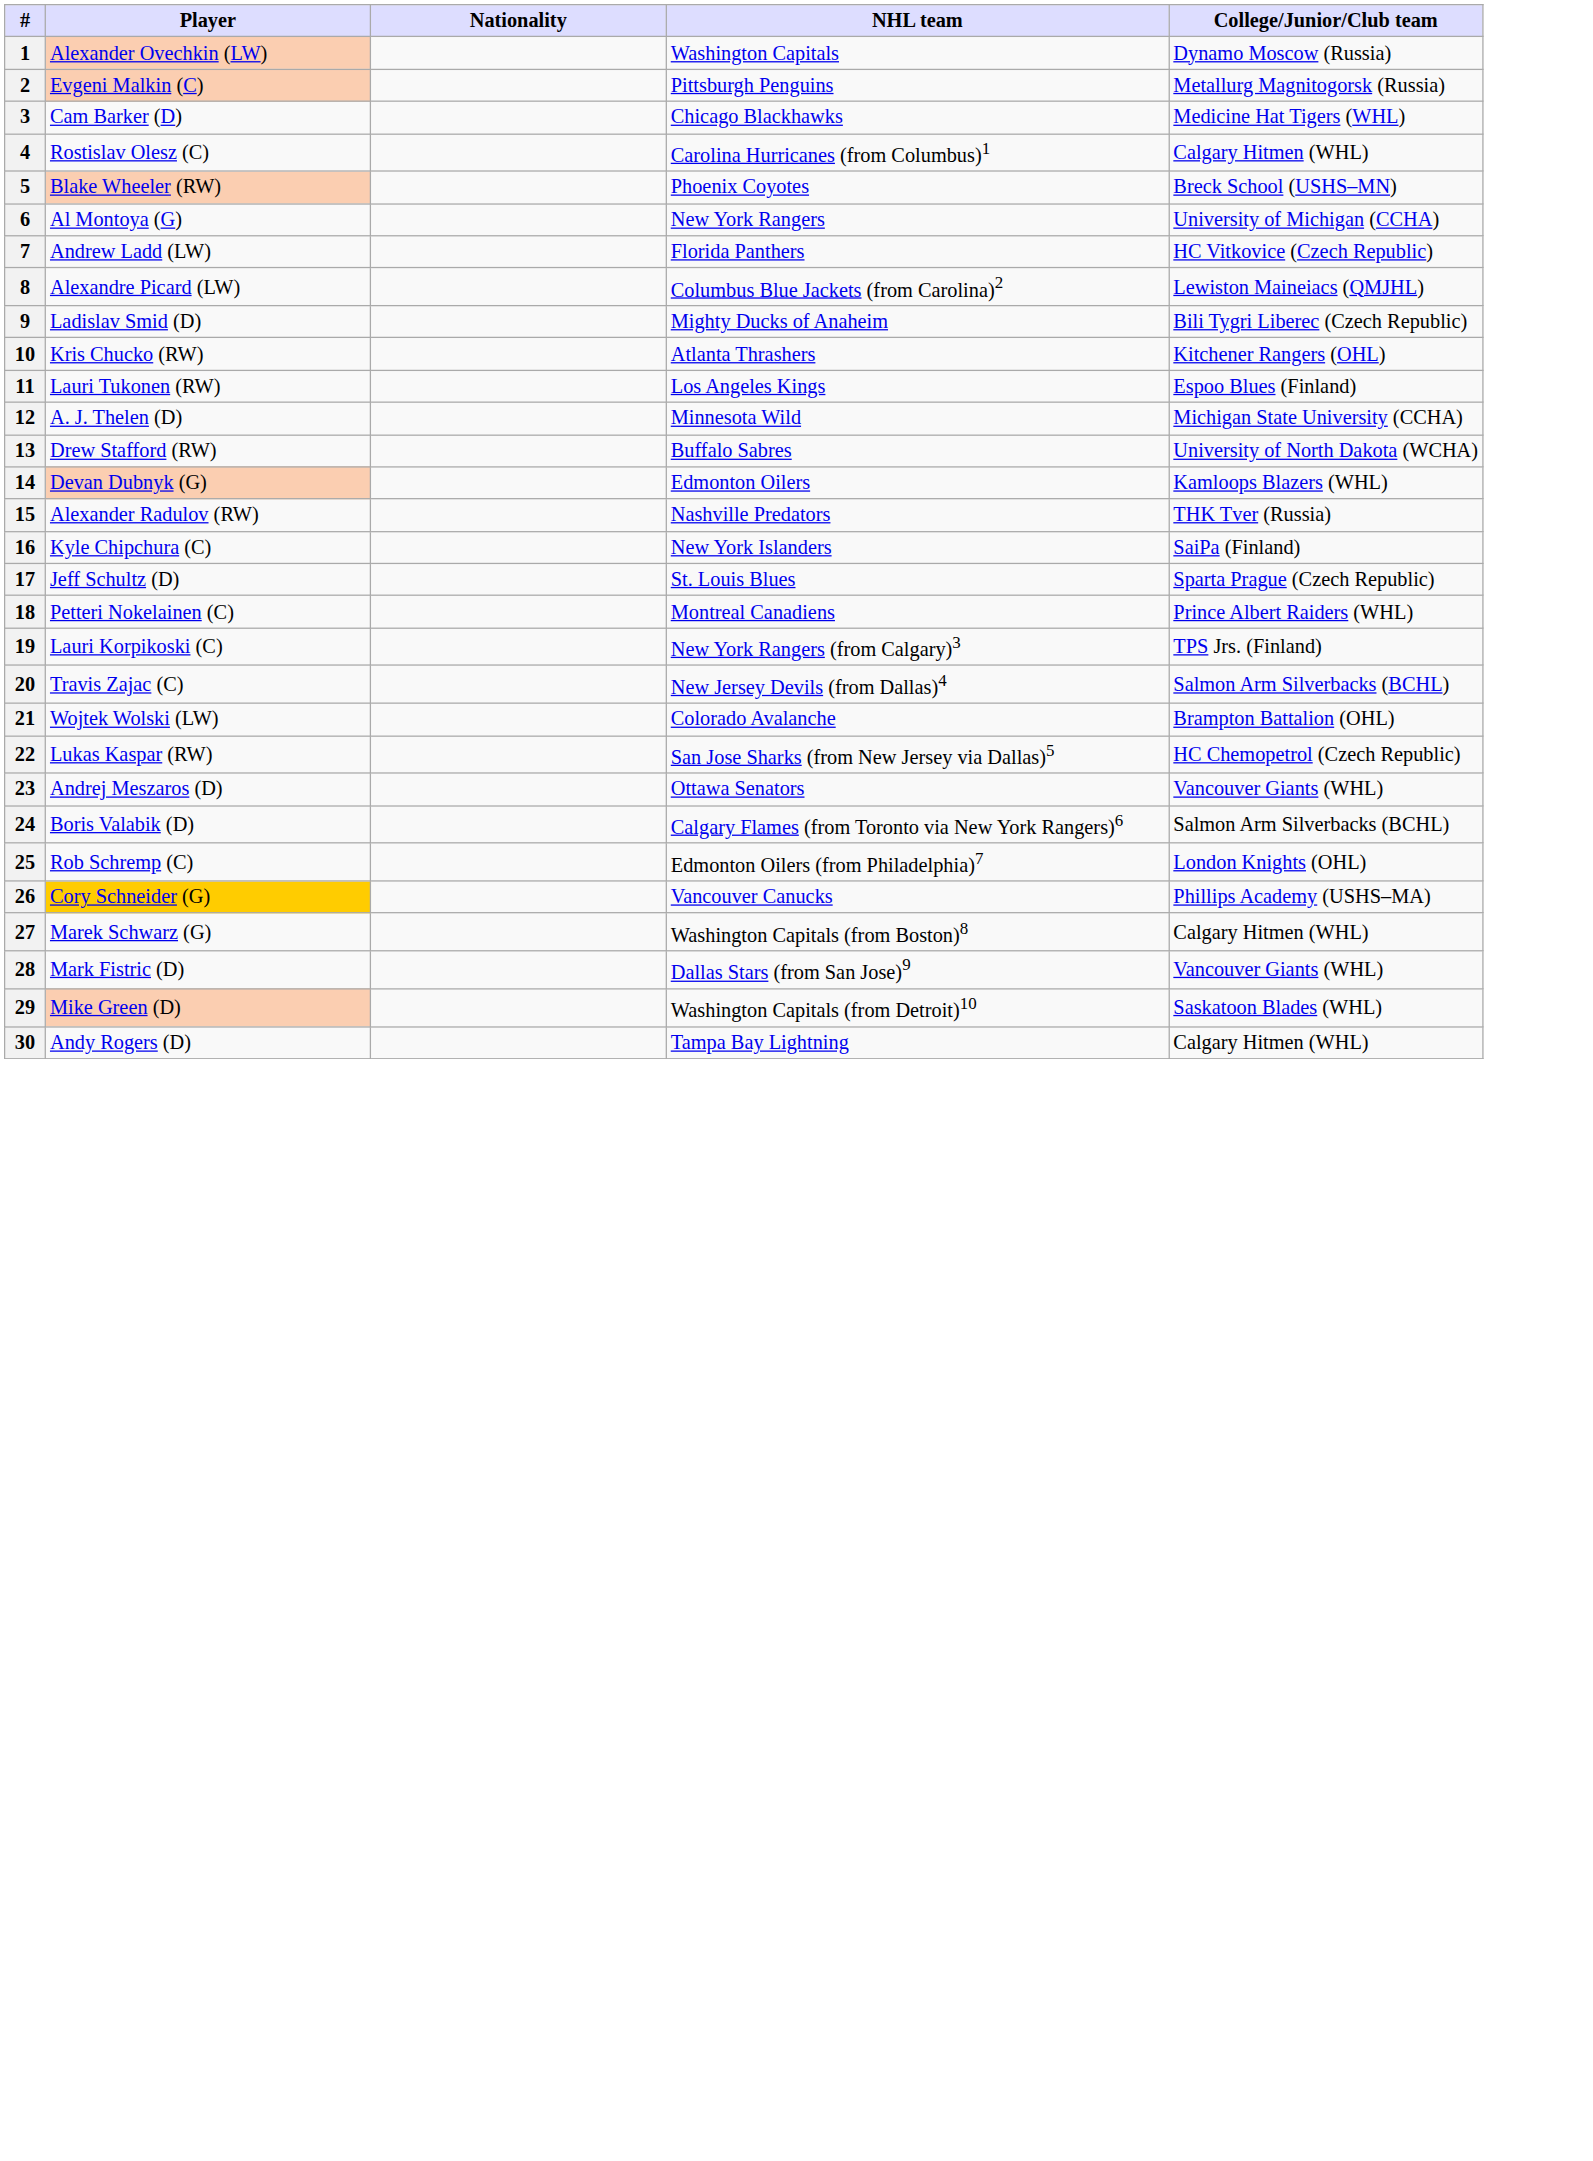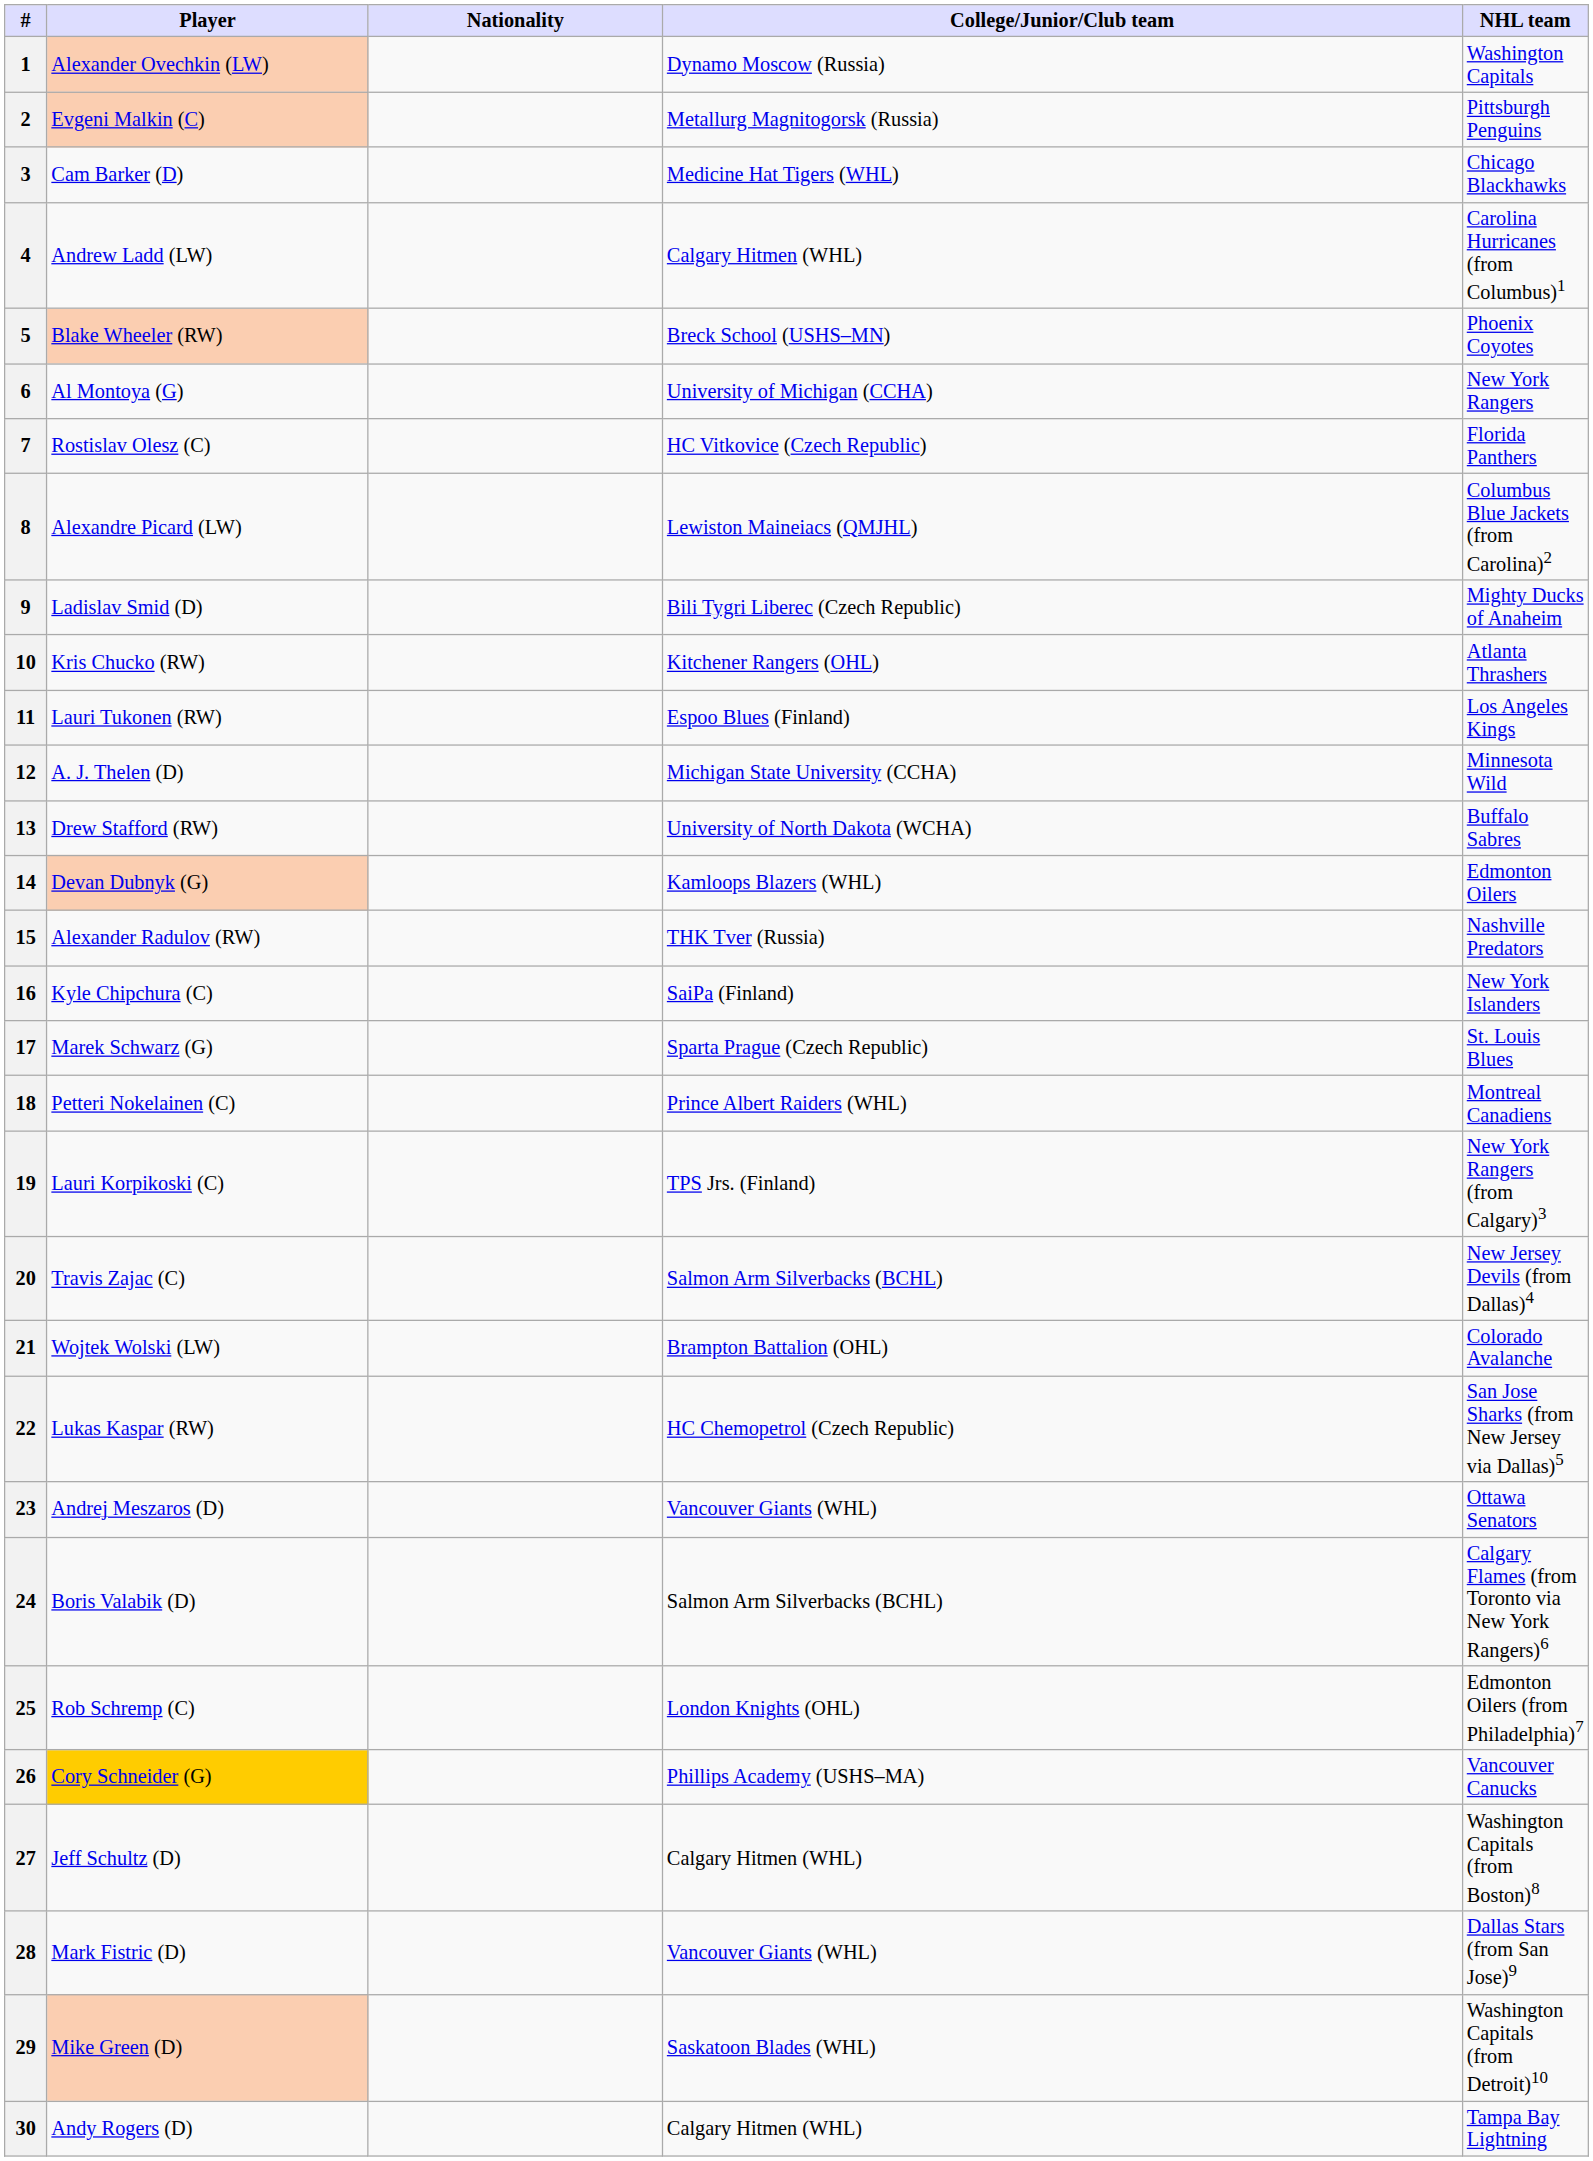columns swapped: (917, 20) <-> (1326, 20)
(130, 152) Rostislav Olesz (C) -> (132, 255) Andrew Ladd (LW)
(130, 251) Andrew Ladd (LW) -> (131, 446) Rostislav Olesz (C)
(115, 579) Jeff Schultz (D) -> (132, 1048) Marek Schwarz (G)
(131, 931) Marek Schwarz (G) -> (116, 1857) Jeff Schultz (D)
